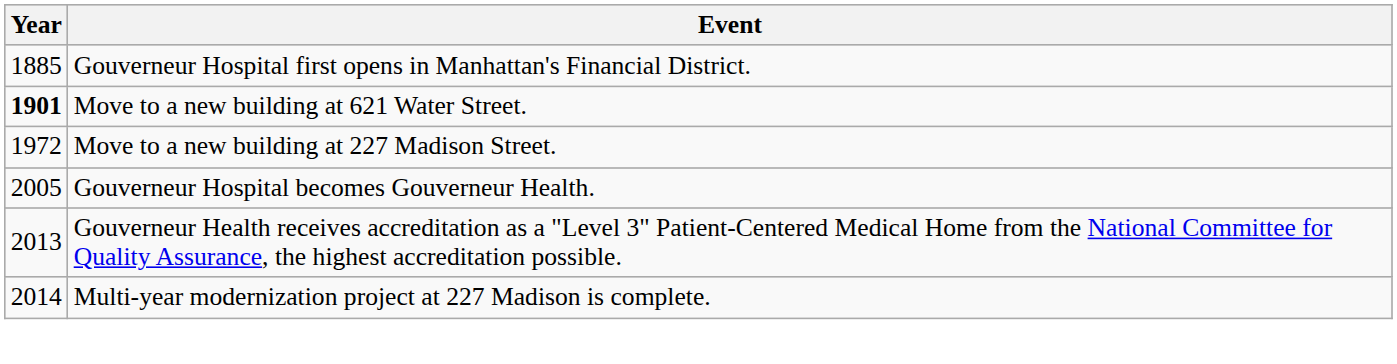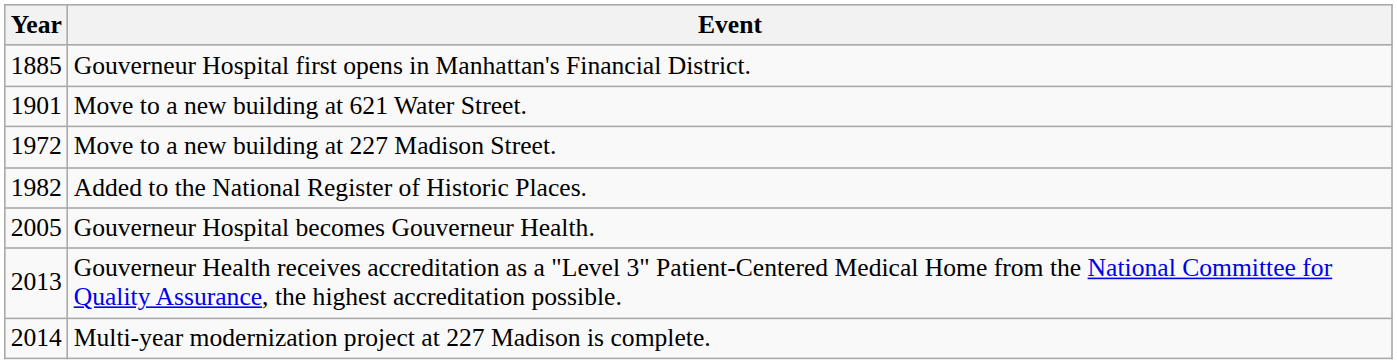(36, 106) bold -> (36, 106) normal
+ row: (330, 187)
